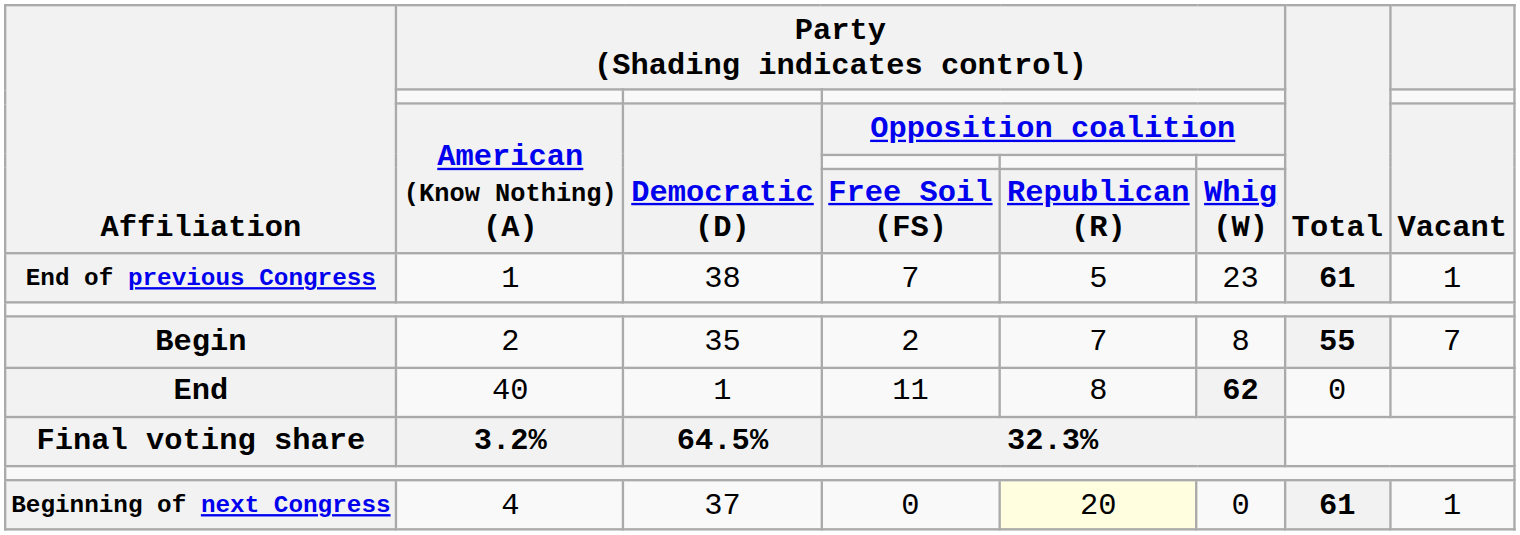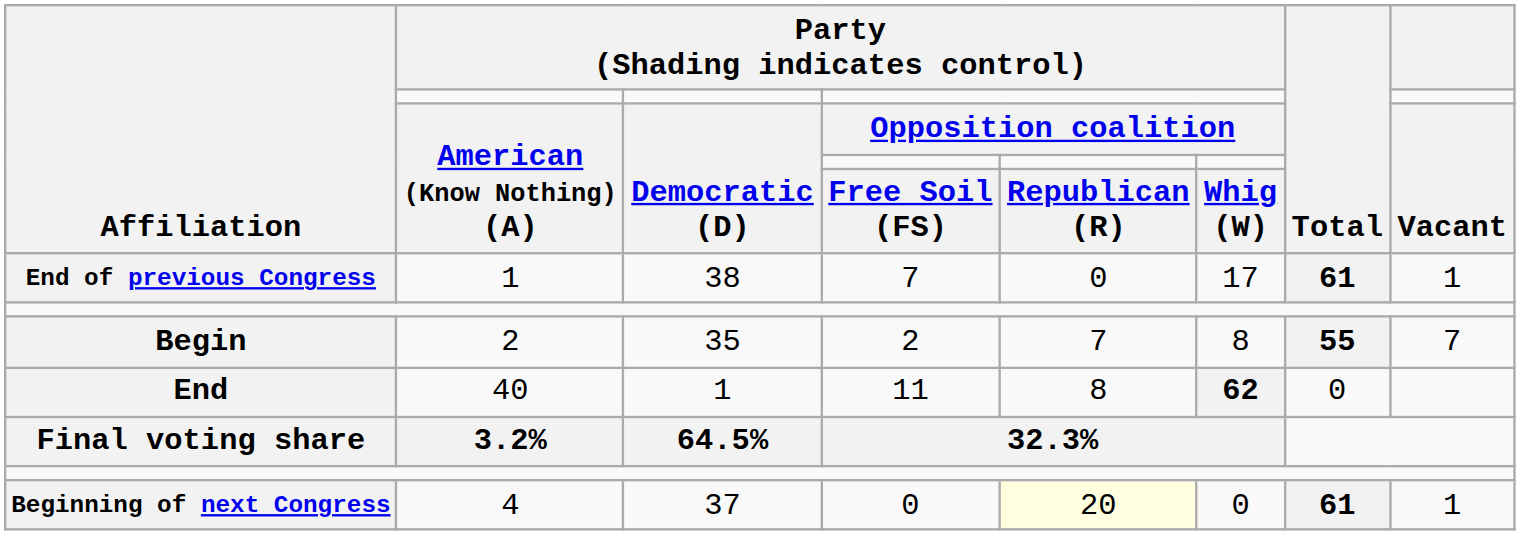(1098, 278) 5 -> (1098, 278) 0
(1241, 278) 23 -> (1241, 278) 17
